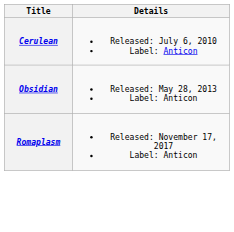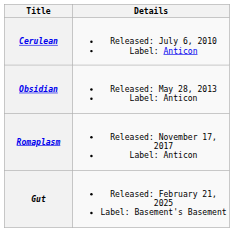+ row: (38, 199)
